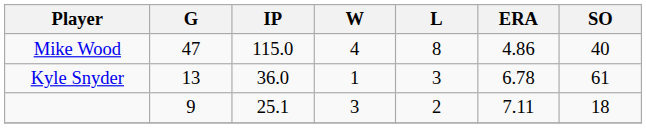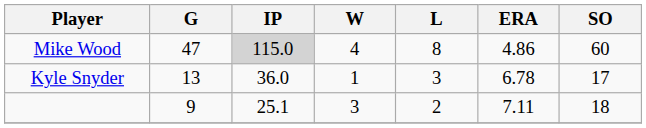(273, 48) no background -> (273, 48) lightgrey background
(600, 48) 40 -> (600, 48) 60
(600, 78) 61 -> (600, 78) 17
